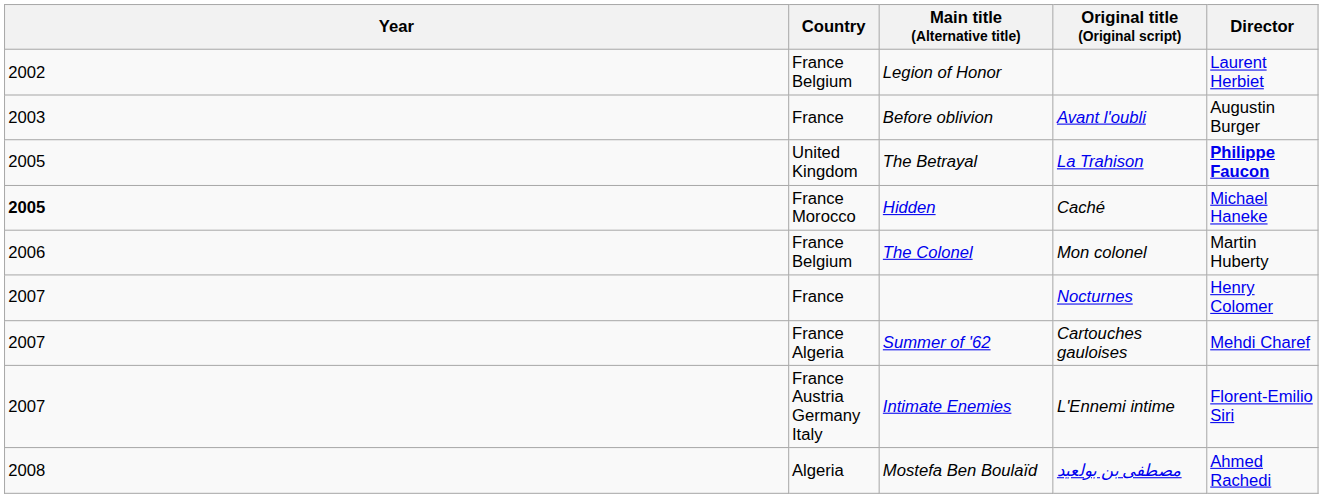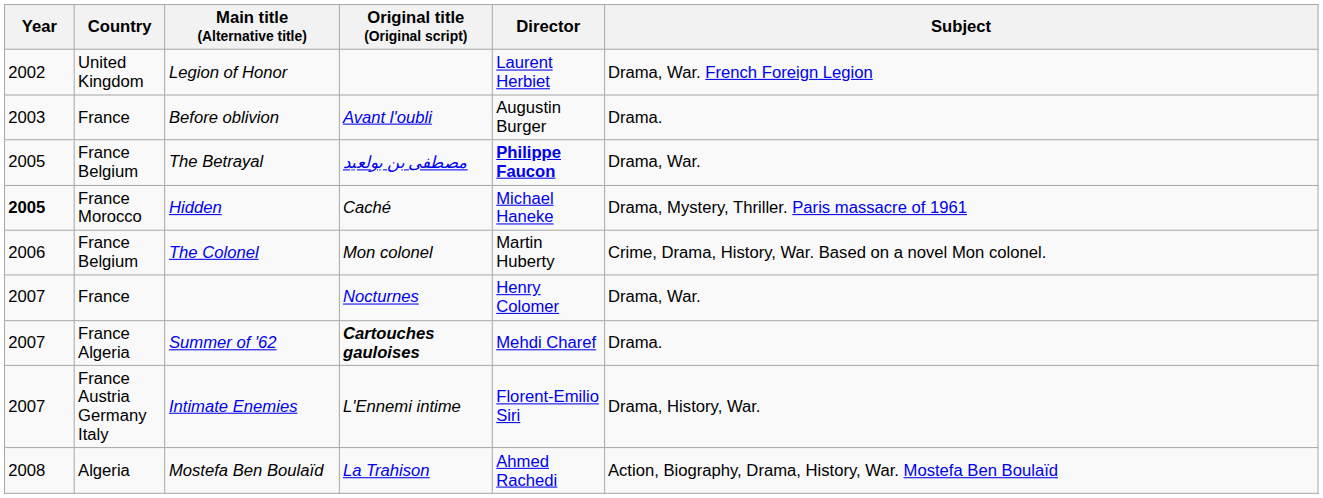+ column: (961, 27)
(822, 72) France Belgium -> (111, 72) United Kingdom
(825, 162) United Kingdom -> (108, 162) France Belgium
(1100, 162) La Trahison -> (405, 162) مصطفى بن بولعيد
(1099, 342) normal -> (389, 342) bold
(1119, 471) مصطفى بن بولعيد -> (386, 470) La Trahison
